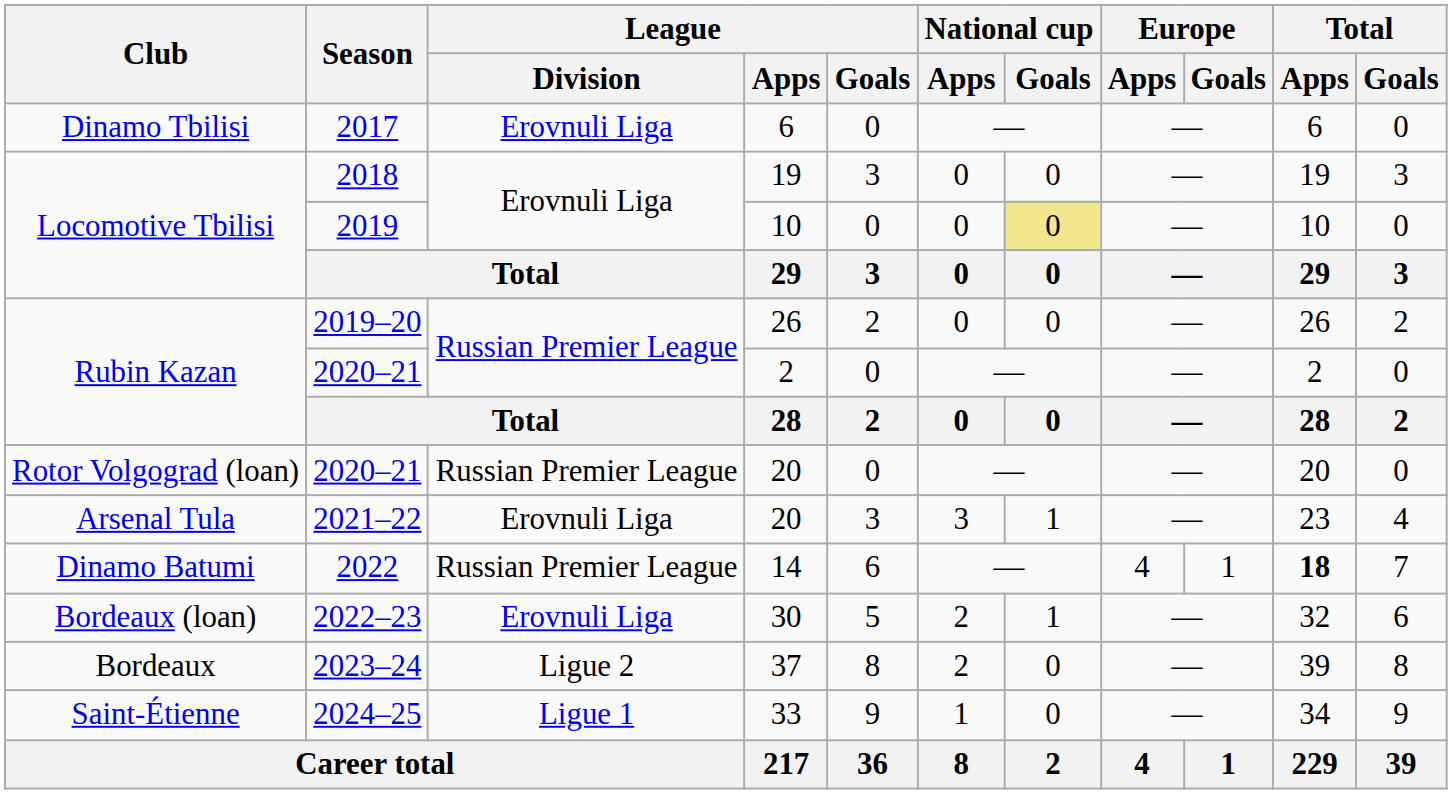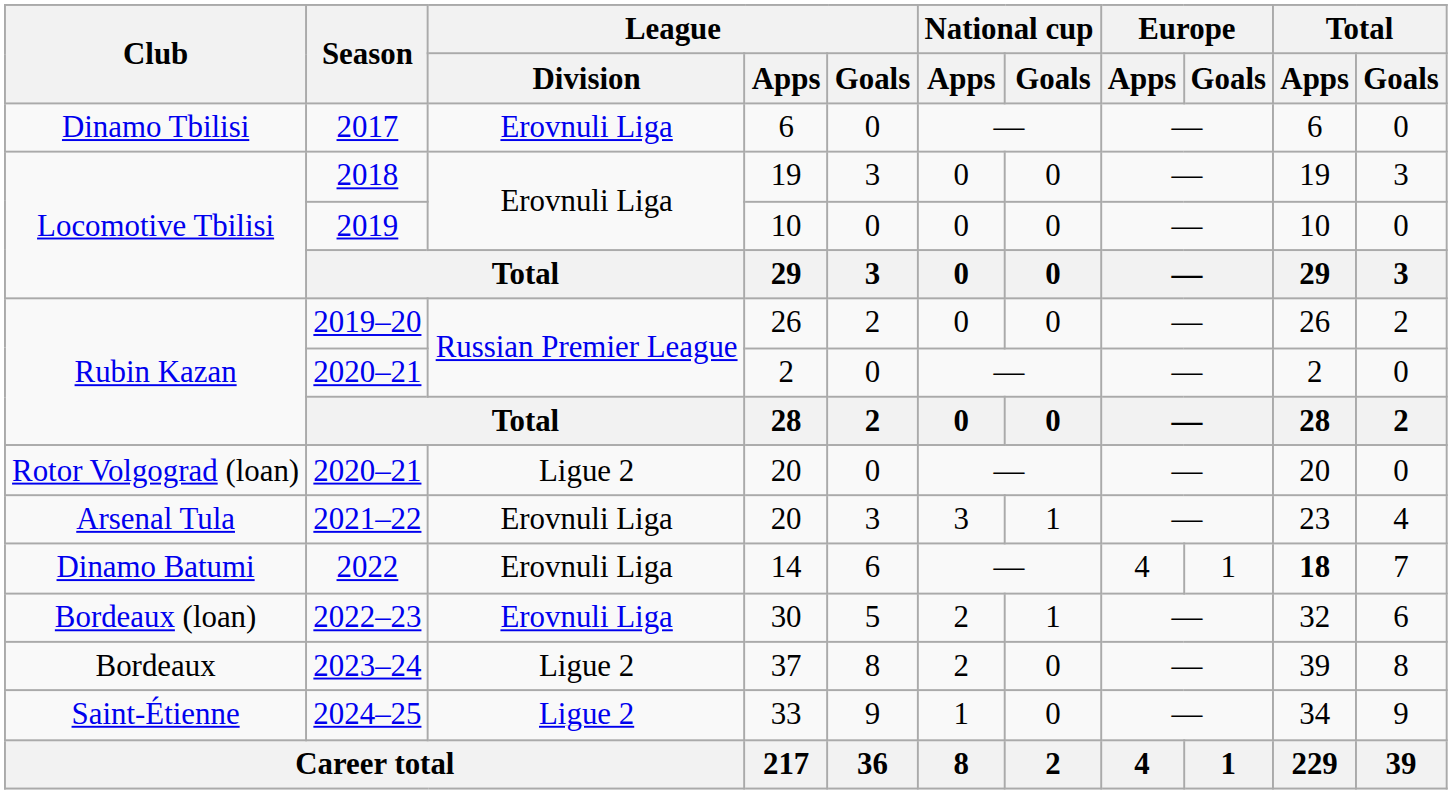(1053, 224) khaki background -> (1053, 224) no background
(587, 469) Russian Premier League -> (587, 469) Ligue 2
(587, 567) Russian Premier League -> (587, 567) Erovnuli Liga
(587, 714) Ligue 1 -> (587, 714) Ligue 2
